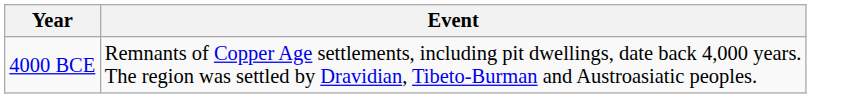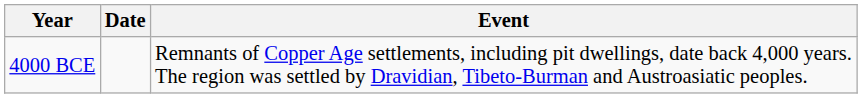+ column: (125, 20)
